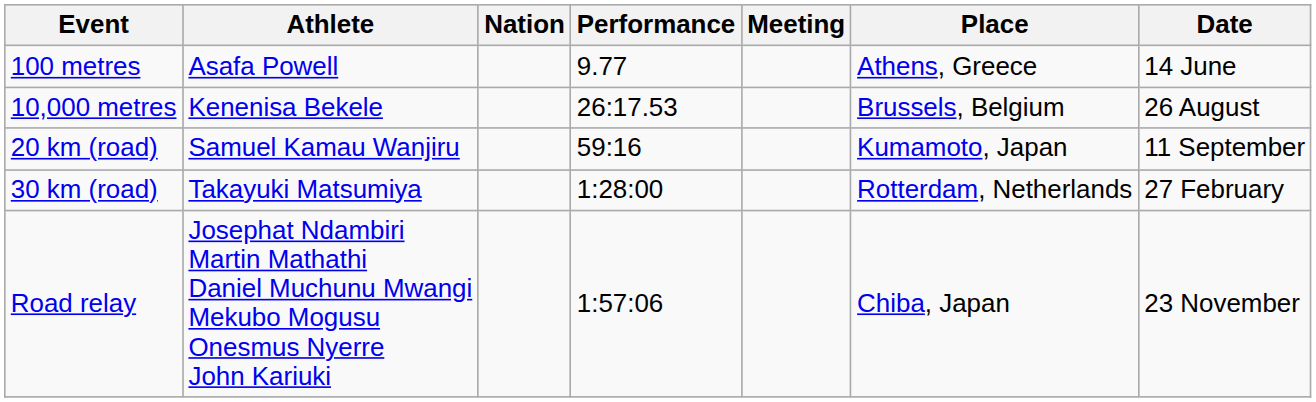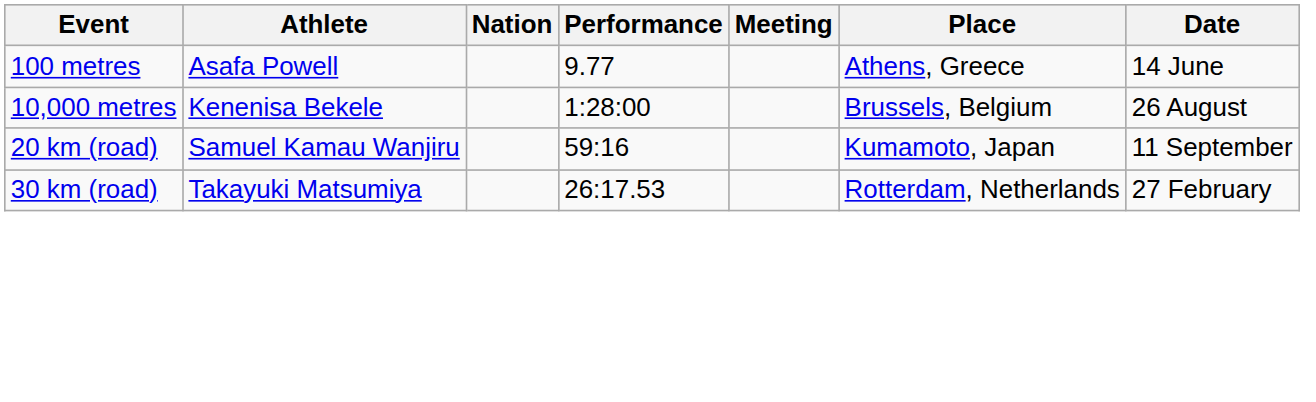(627, 107) 26:17.53 -> (608, 107) 1:28:00
(620, 189) 1:28:00 -> (615, 189) 26:17.53
- row: (73, 303)
